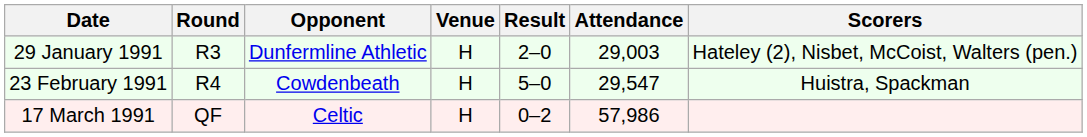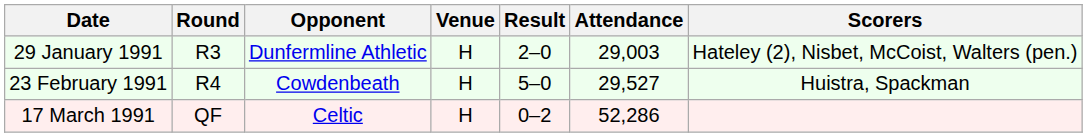(629, 83) 29,547 -> (629, 83) 29,527
(629, 115) 57,986 -> (629, 115) 52,286
